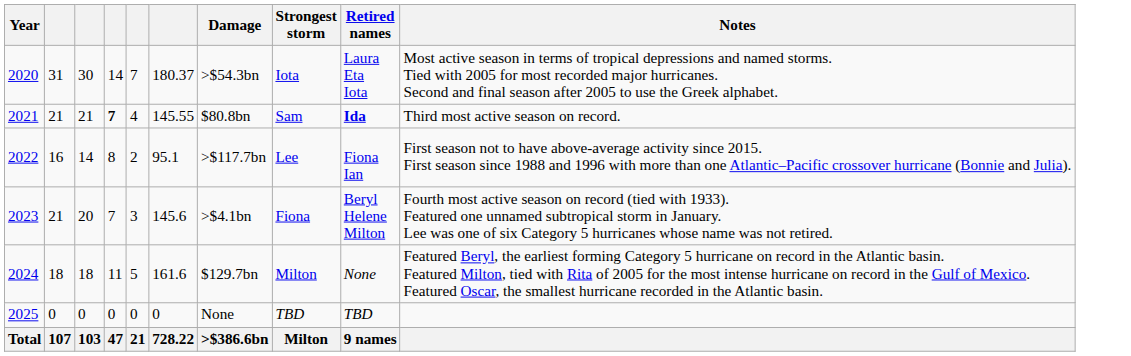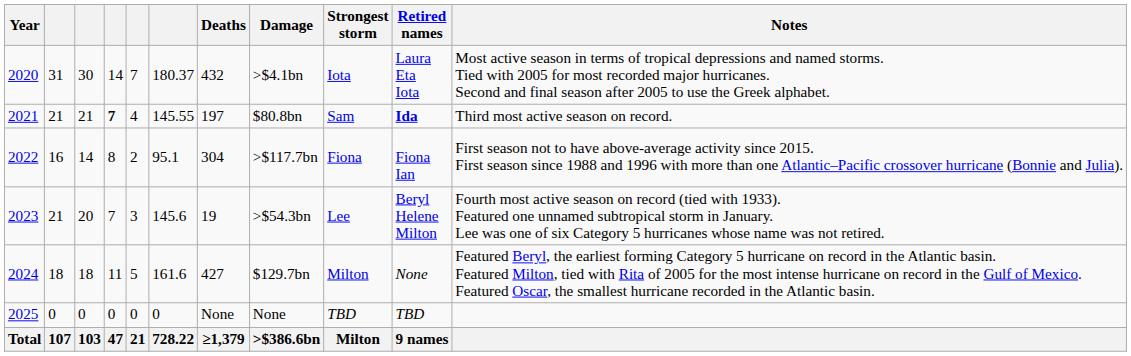+ column: (223, 25)
(230, 74) >$54.3bn -> (278, 74) >$4.1bn
(287, 157) Lee -> (345, 157) Fiona
(226, 215) >$4.1bn -> (282, 215) >$54.3bn
(293, 215) Fiona -> (339, 215) Lee
